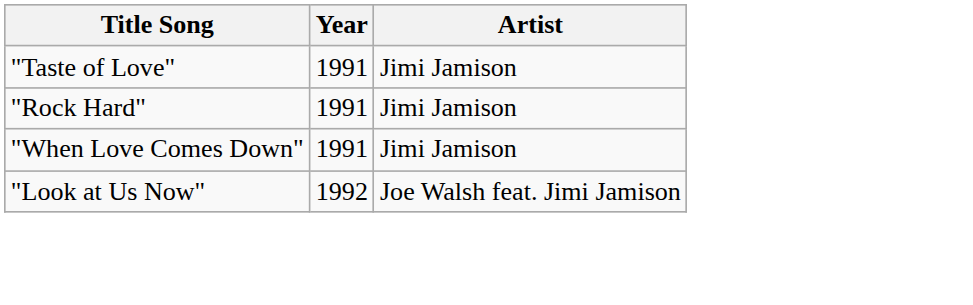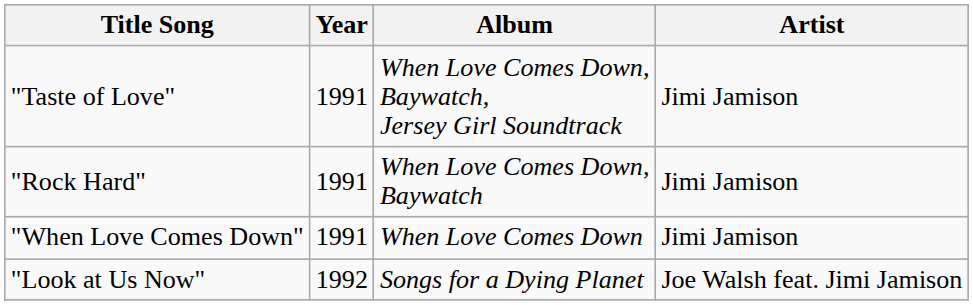+ column: (515, 25)
